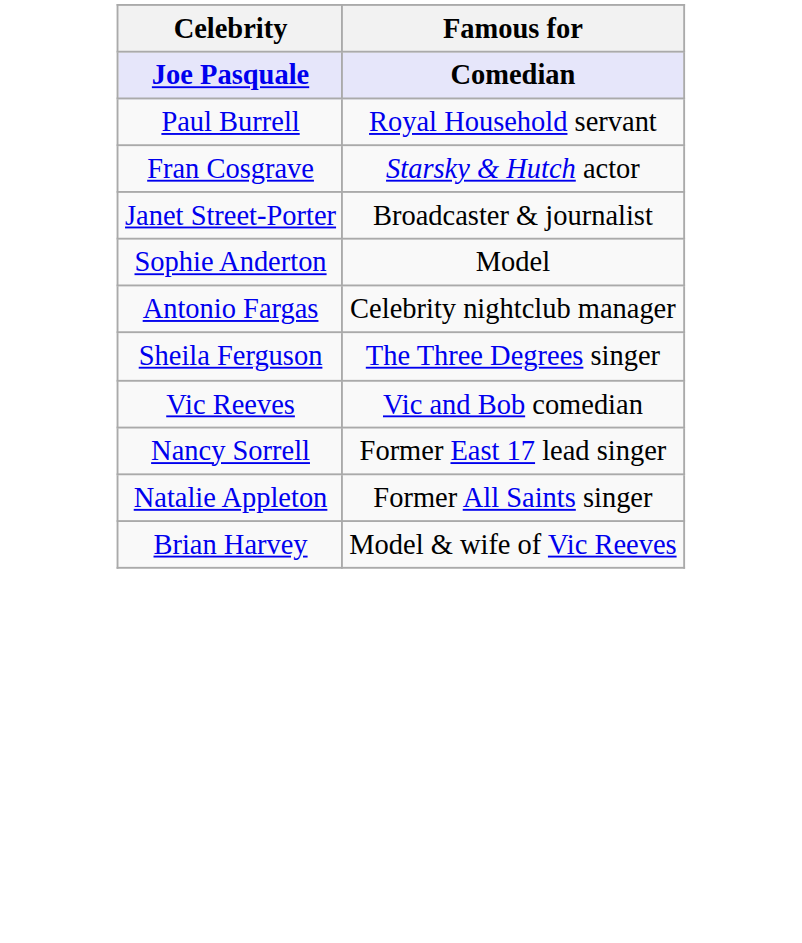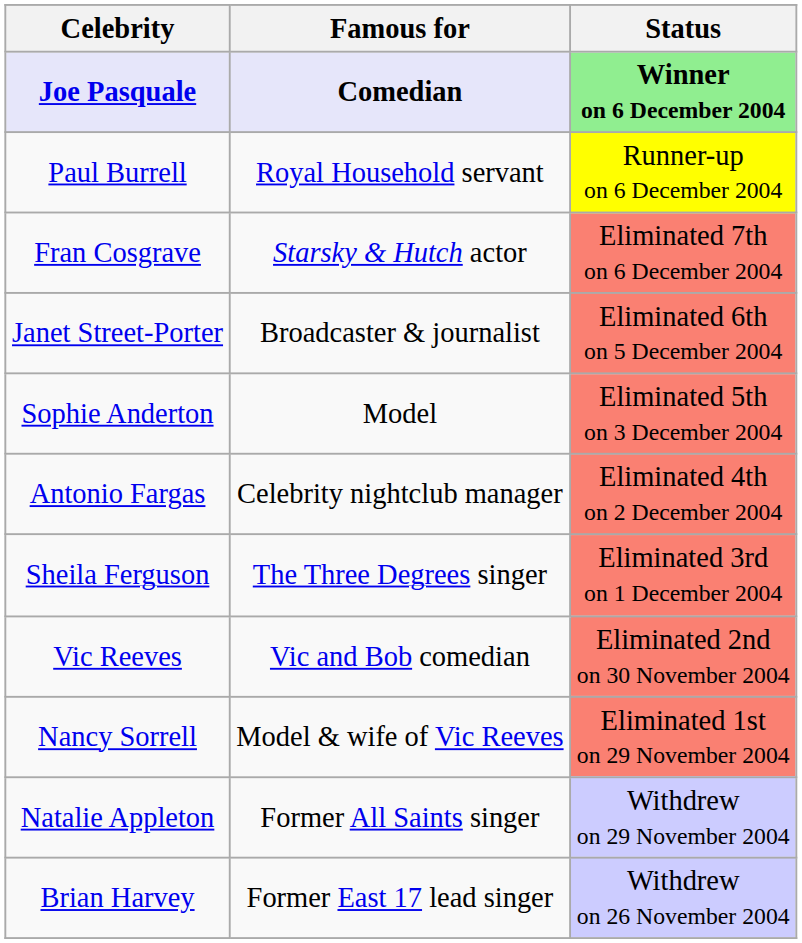+ column: (683, 27)
(513, 449) Former East 17 lead singer -> (400, 735) Model & wife of Vic Reeves
(513, 543) Model & wife of Vic Reeves -> (400, 896) Former East 17 lead singer
